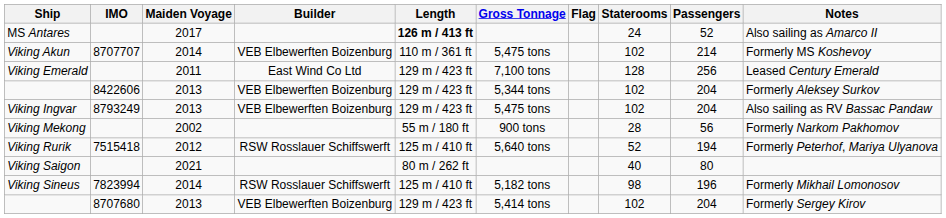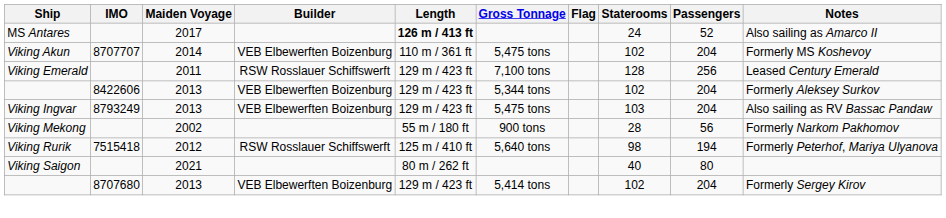(707, 52) 214 -> (707, 52) 204
(315, 71) East Wind Co Ltd -> (315, 71) RSW Rosslauer Schiffswerft
(634, 109) 102 -> (634, 109) 103
(634, 147) 52 -> (634, 147) 98
- row: (43, 185)
